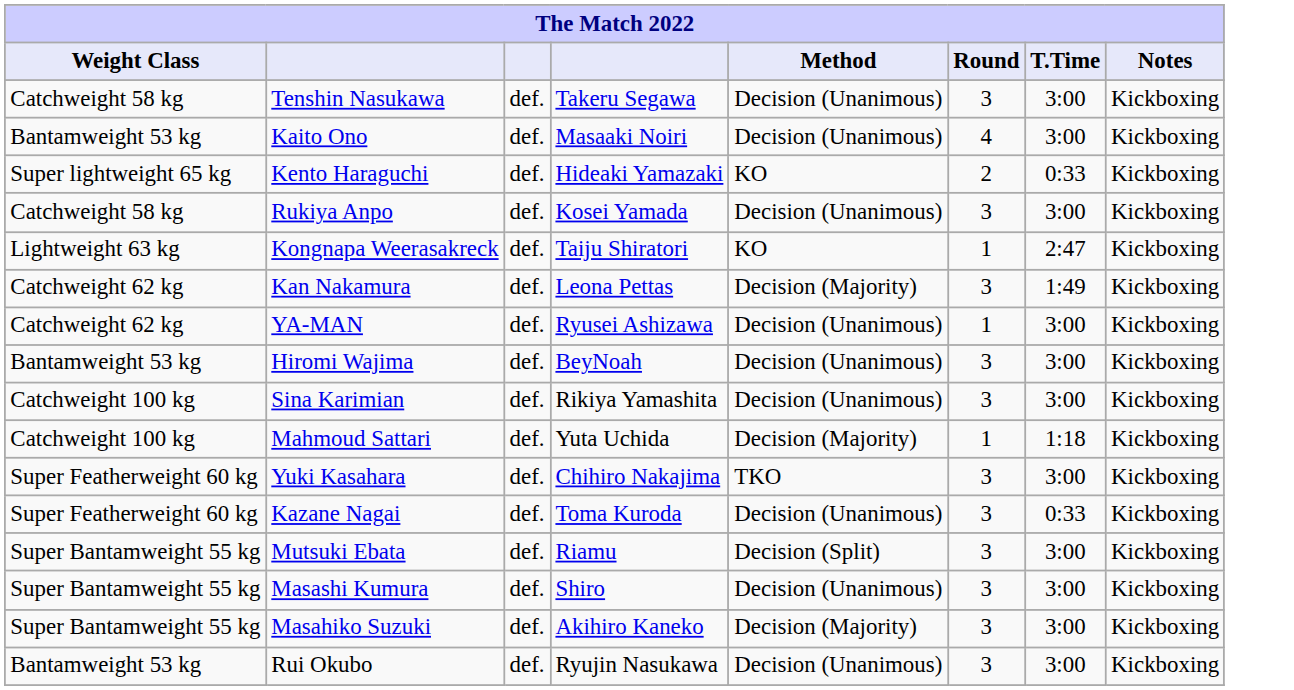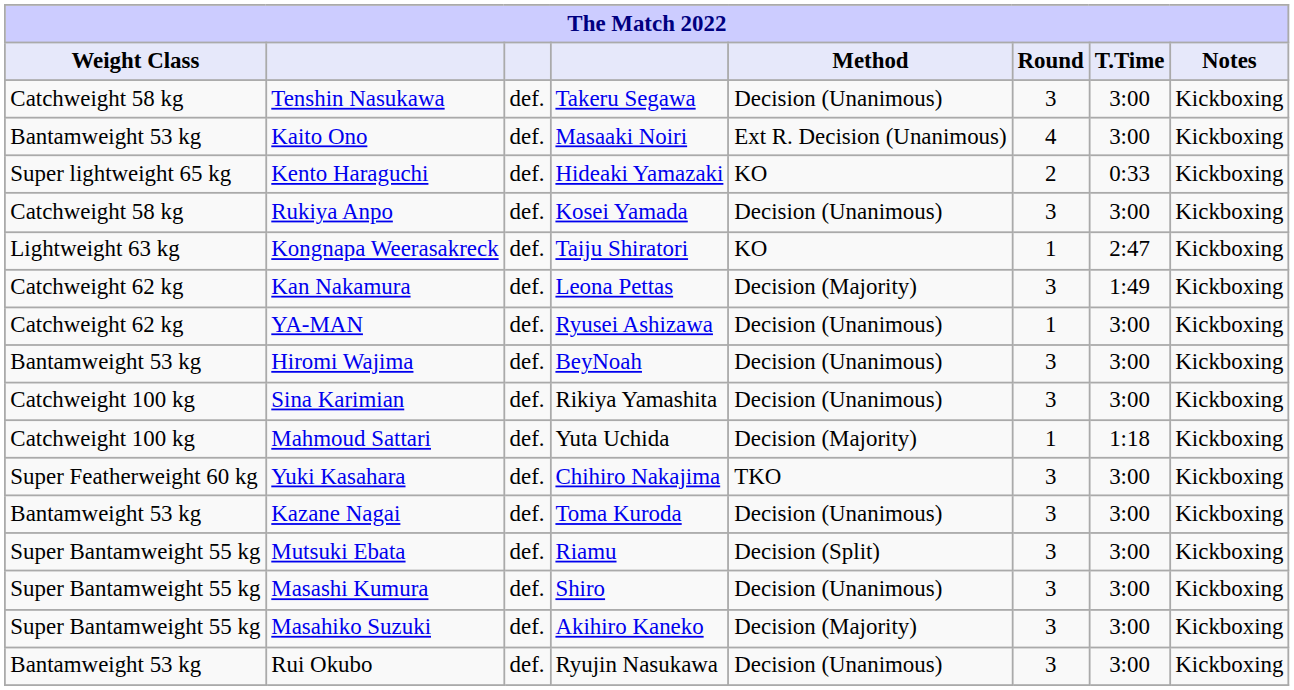(838, 136) Decision (Unanimous) -> (870, 136) Ext R. Decision (Unanimous)
(134, 514) Super Featherweight 60 kg -> (106, 514) Bantamweight 53 kg
(1065, 514) 0:33 -> (1130, 514) 3:00
